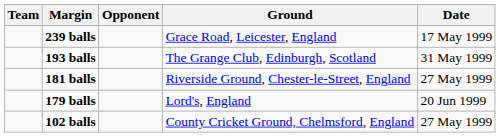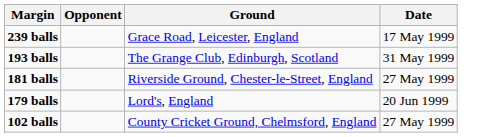- column: (23, 15)
